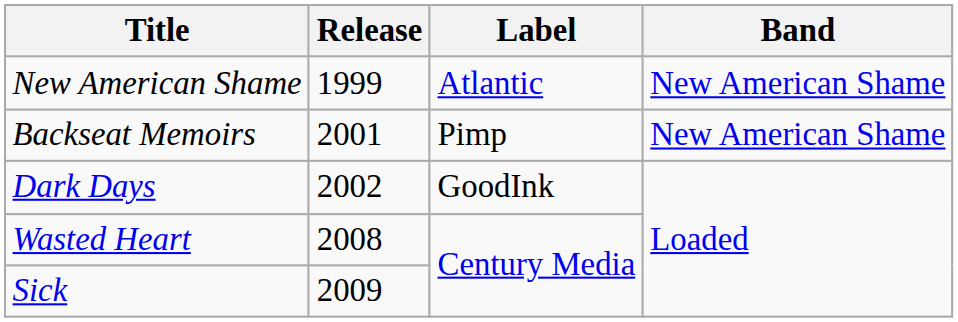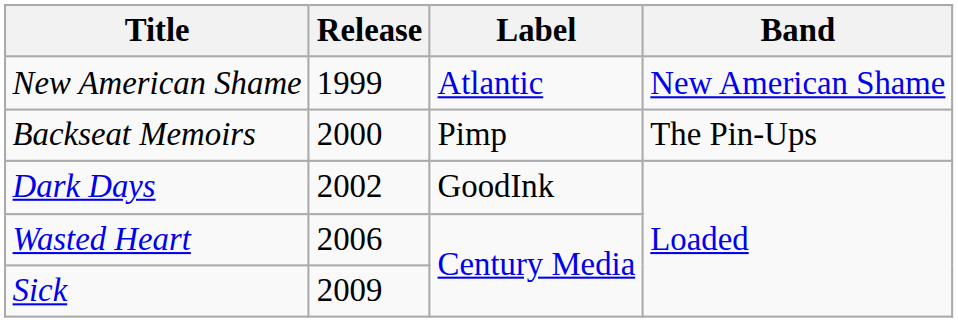(350, 134) 2001 -> (350, 134) 2000
(798, 134) New American Shame -> (734, 134) The Pin-Ups
(350, 238) 2008 -> (350, 238) 2006
